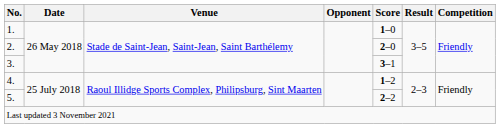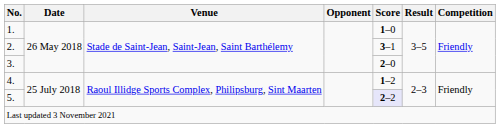(388, 47) 2–0 -> (388, 47) 3–1
(388, 64) 3–1 -> (388, 64) 2–0
(388, 98) no background -> (388, 98) lavender background
